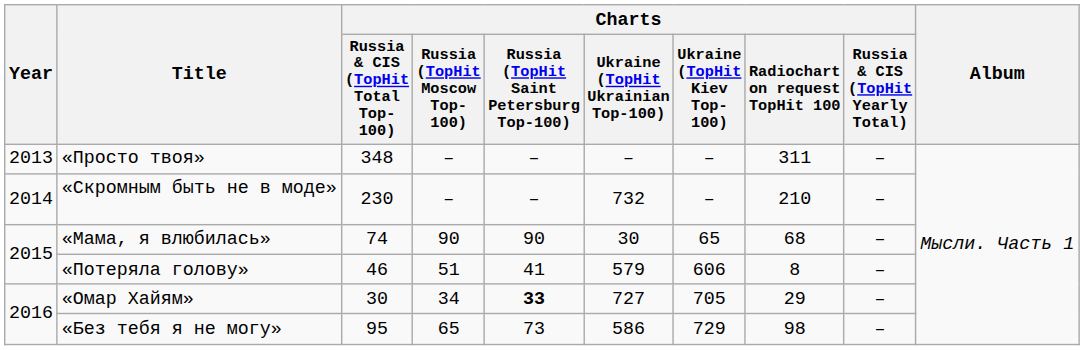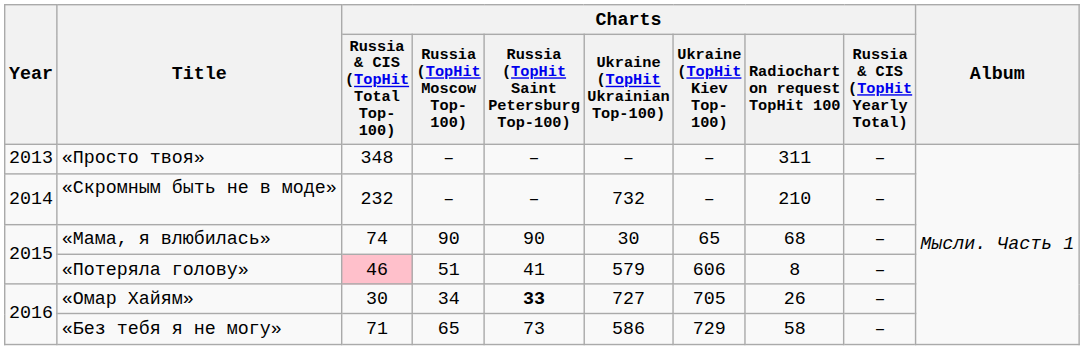(377, 199) 230 -> (377, 199) 232
(377, 269) no background -> (377, 269) pink background
(795, 299) 29 -> (795, 299) 26
(377, 329) 95 -> (377, 329) 71
(795, 329) 98 -> (795, 329) 58
